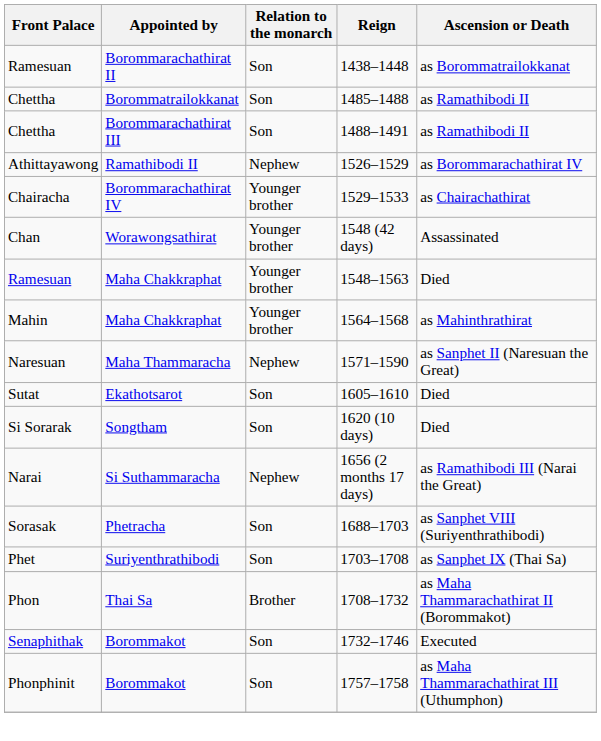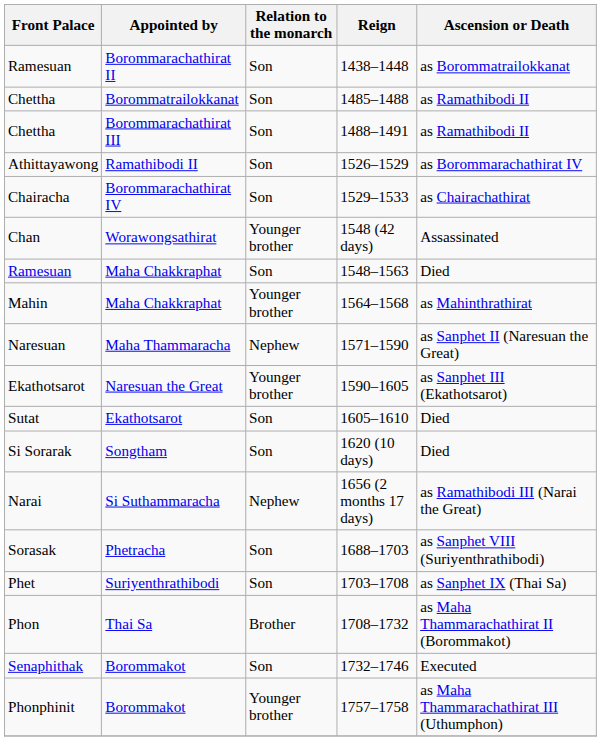(274, 164) Nephew -> (261, 164) Son
(275, 196) Younger brother -> (261, 196) Son
(275, 279) Younger brother -> (261, 270) Son
+ row: (374, 385)
(261, 682) Son -> (275, 706) Younger brother
